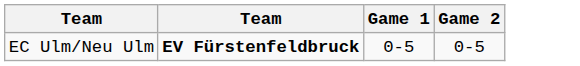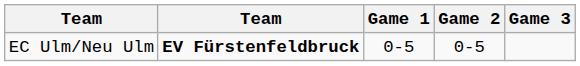+ column: (540, 19)
